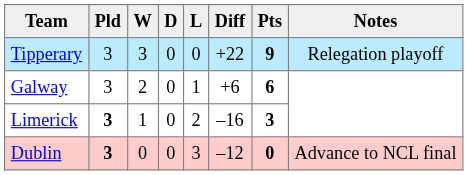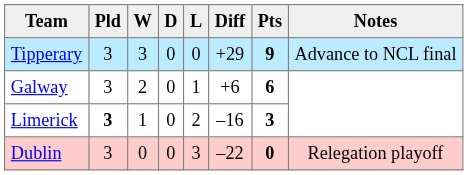(230, 54) +22 -> (230, 54) +29
(375, 54) Relegation playoff -> (375, 54) Advance to NCL final
(108, 153) bold -> (108, 153) normal
(230, 153) –12 -> (230, 153) –22
(375, 153) Advance to NCL final -> (375, 153) Relegation playoff
